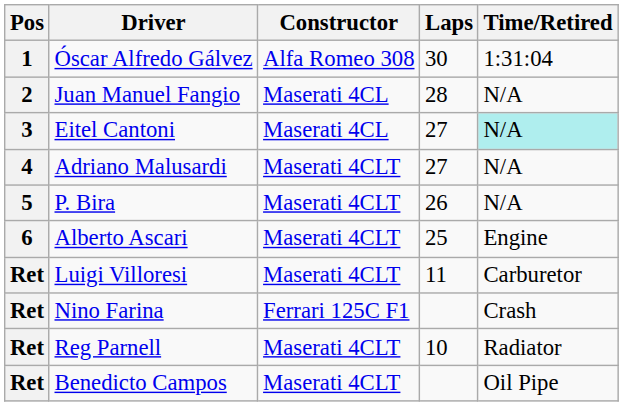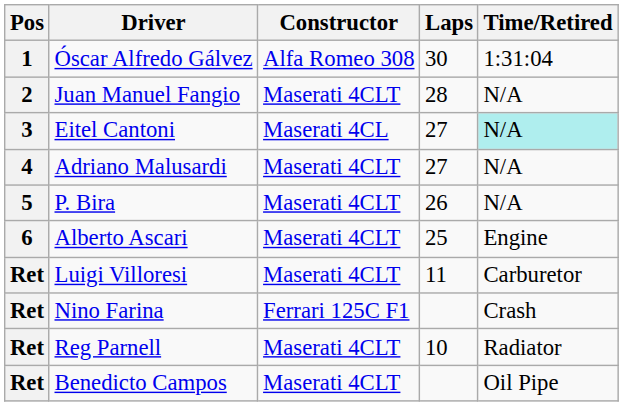(326, 94) Maserati 4CL -> (332, 94) Maserati 4CLT
